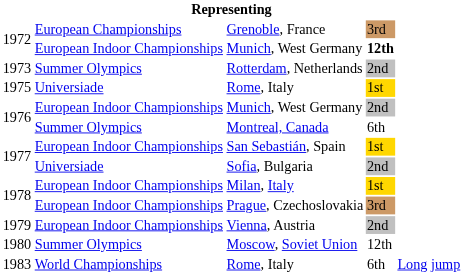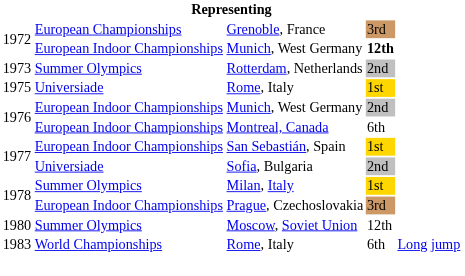(88, 127) Summer Olympics -> (129, 127) European Indoor Championships
(129, 185) European Indoor Championships -> (88, 185) Summer Olympics
- row: (17, 225)
